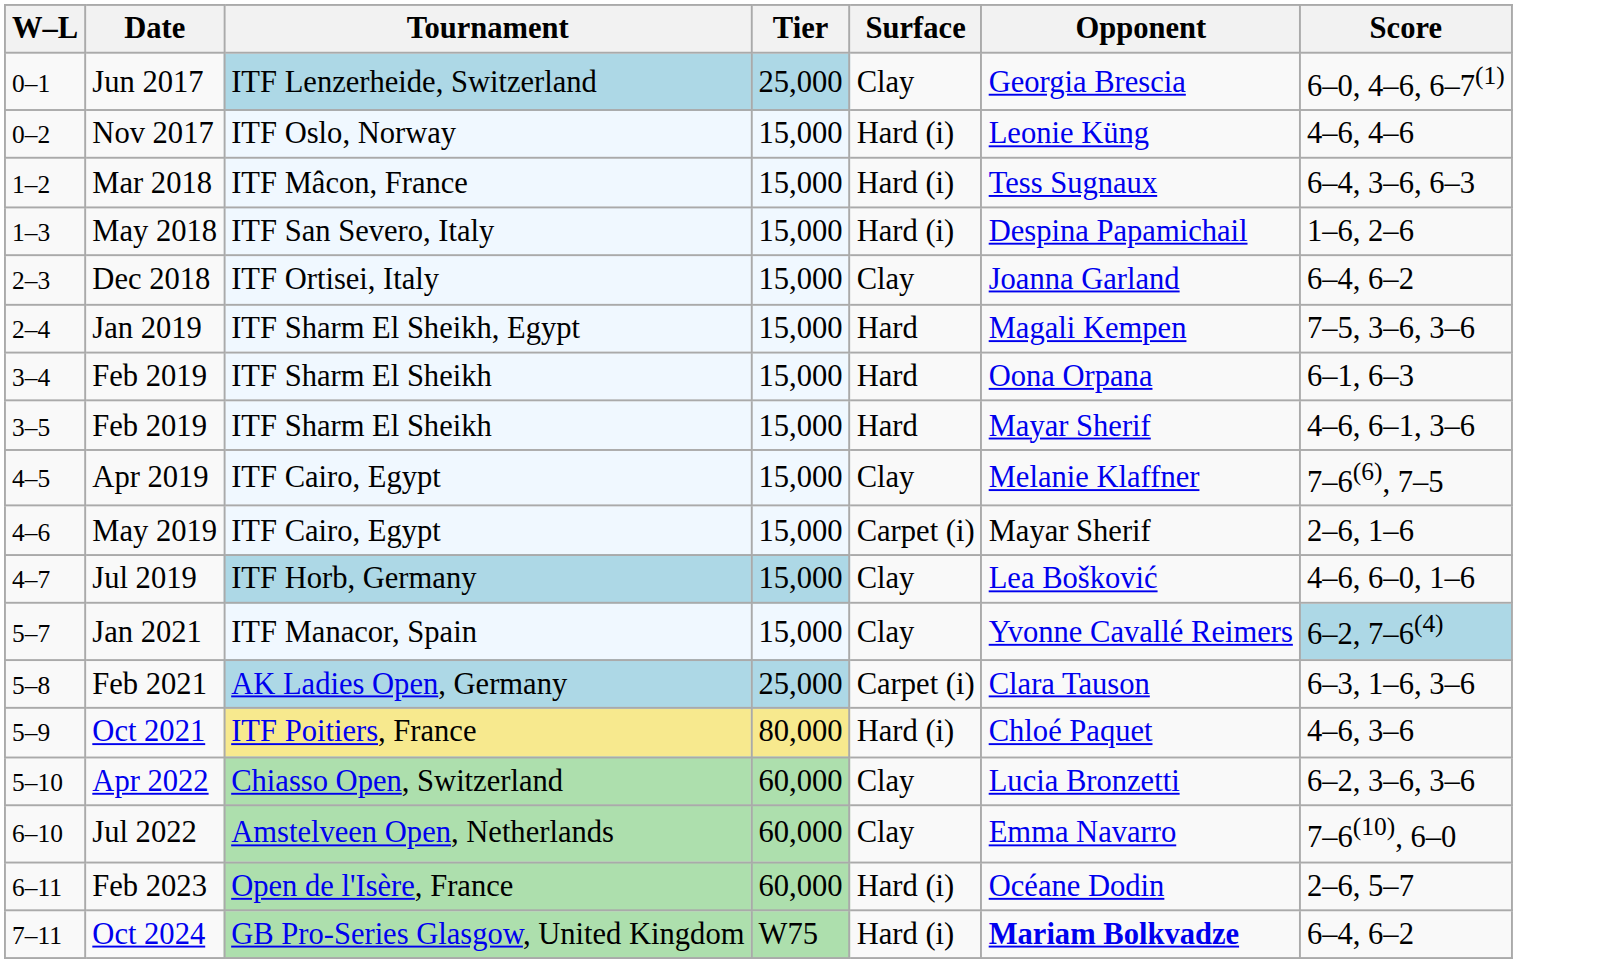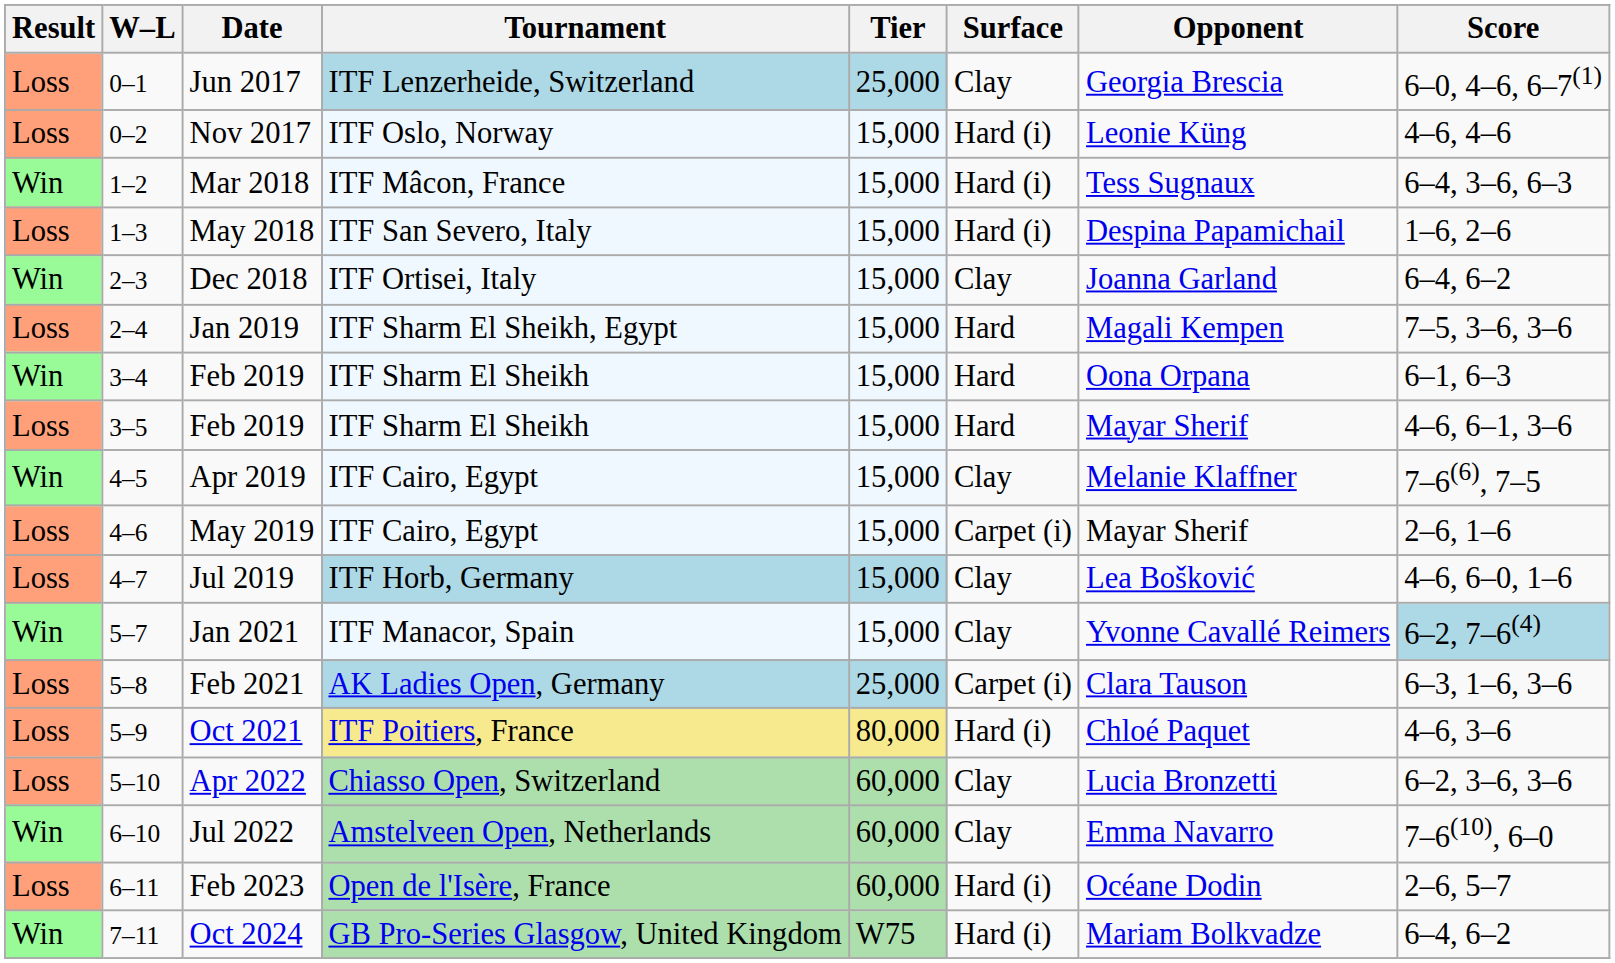+ column: (54, 28)
(1114, 934) bold -> (1204, 934) normal
